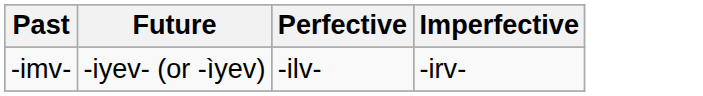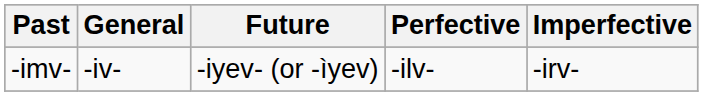+ column: (134, 25)
